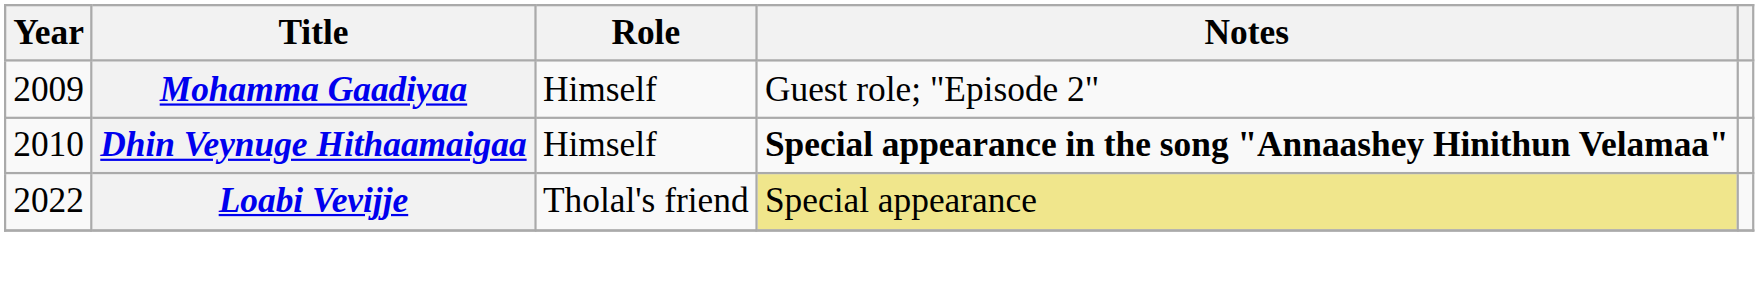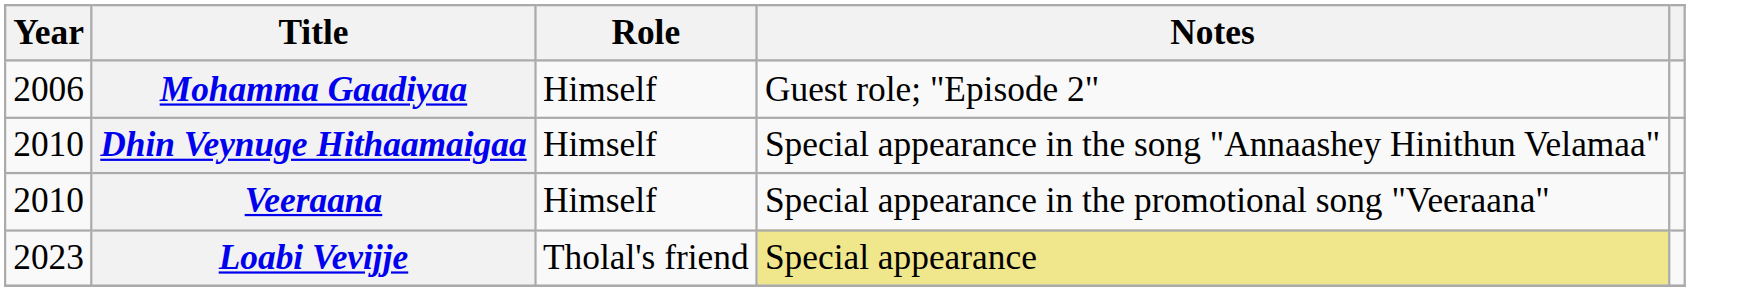(49, 88) 2009 -> (49, 88) 2006
(1247, 144) bold -> (1213, 144) normal
+ row: (313, 200)
(49, 200) 2022 -> (49, 256) 2023
